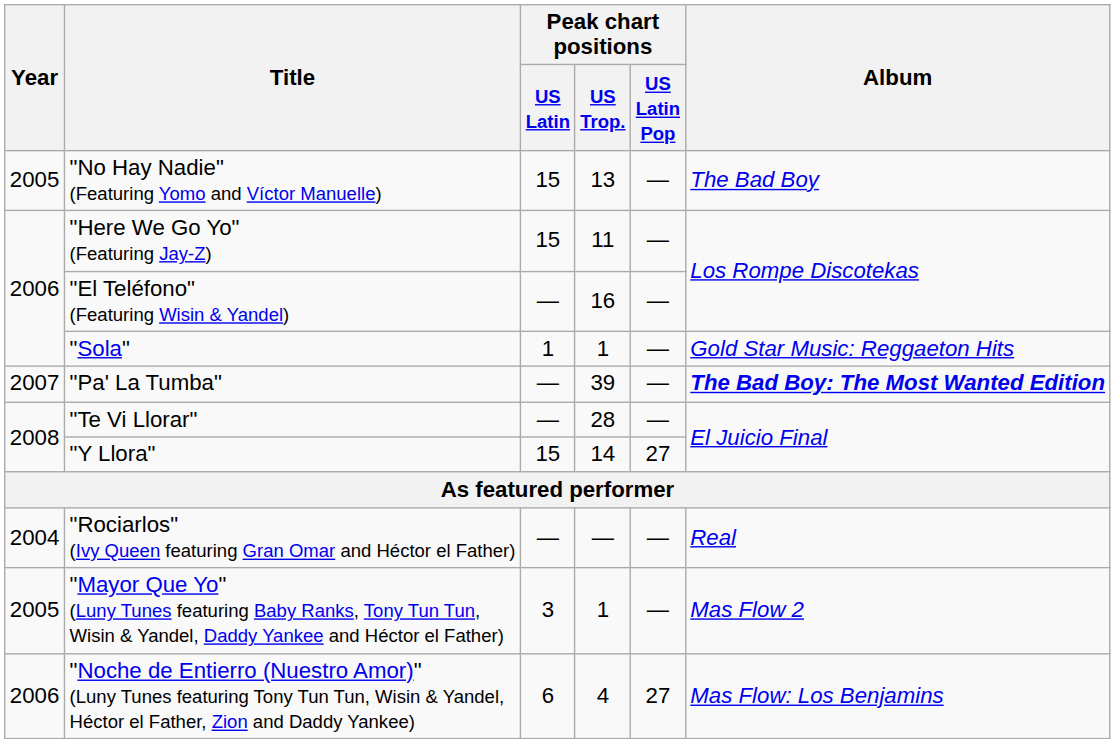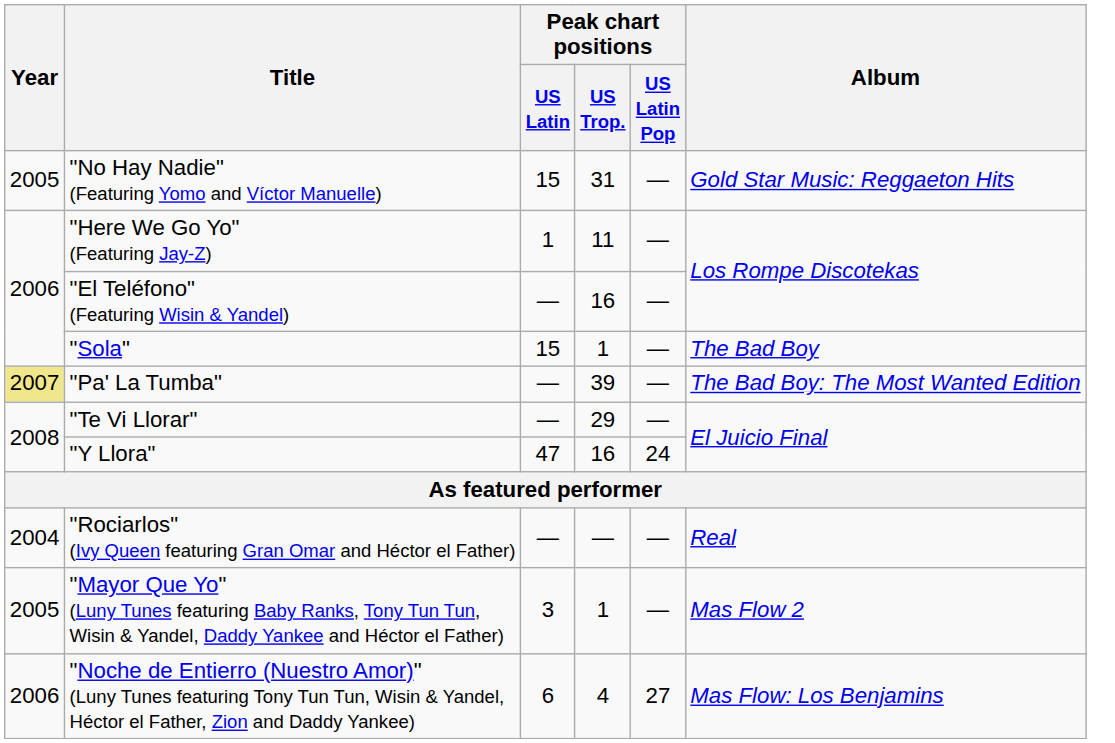(603, 180) 13 -> (603, 180) 31
(755, 180) The Bad Boy -> (852, 180) Gold Star Music: Reggaeton Hits
(548, 240) 15 -> (548, 240) 1
(548, 348) 1 -> (548, 348) 15
(852, 348) Gold Star Music: Reggaeton Hits -> (755, 348) The Bad Boy
(35, 383) no background -> (35, 383) khaki background
(898, 383) bold -> (885, 383) normal
(603, 419) 28 -> (603, 419) 29
(548, 454) 15 -> (548, 454) 47
(603, 454) 14 -> (603, 454) 16
(658, 454) 27 -> (658, 454) 24
